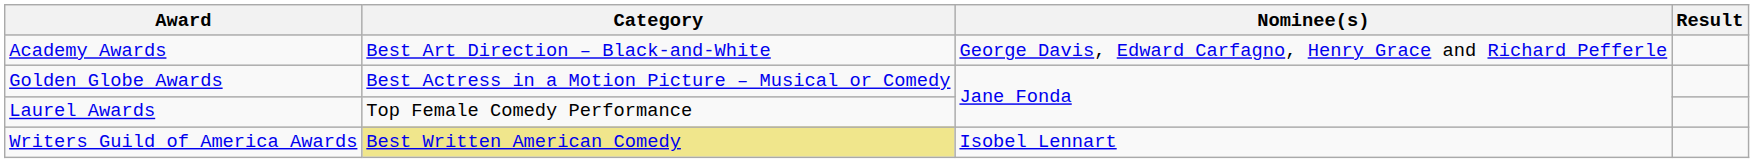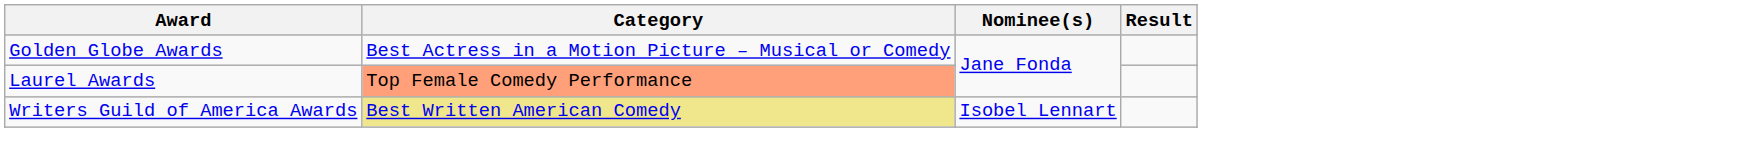- row: (88, 50)
(529, 112) no background -> (529, 81) lightsalmon background
